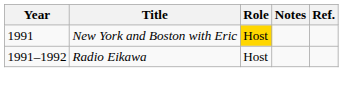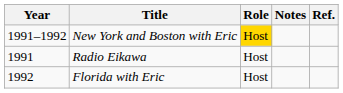(21, 35) 1991 -> (37, 35) 1991–1992
(37, 56) 1991–1992 -> (21, 56) 1991
+ row: (118, 77)
